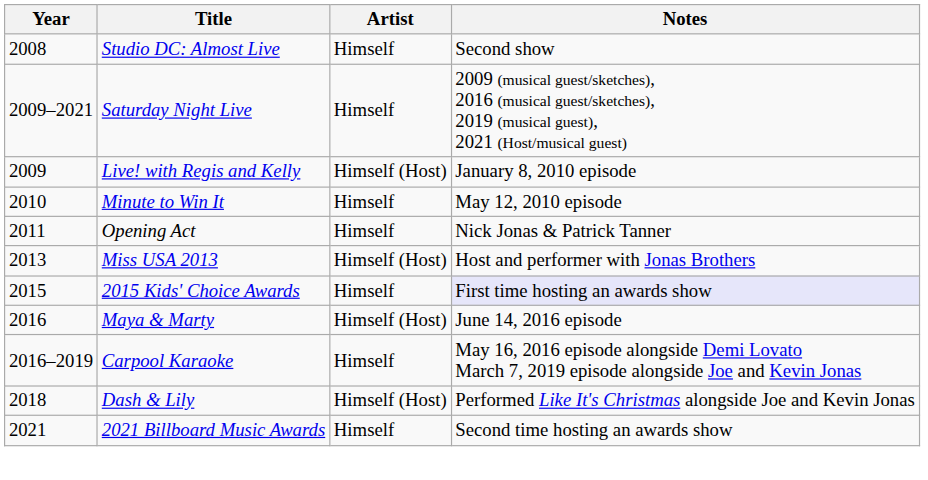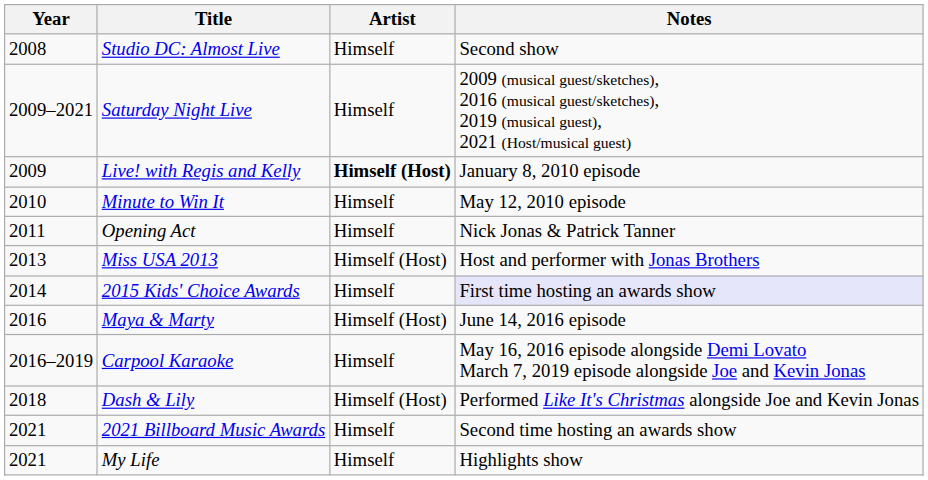(390, 171) normal -> (392, 171) bold
(28, 290) 2015 -> (28, 290) 2014
+ row: (131, 459)
